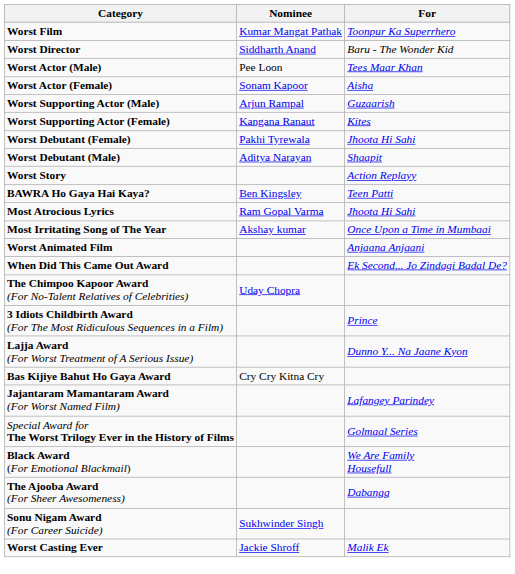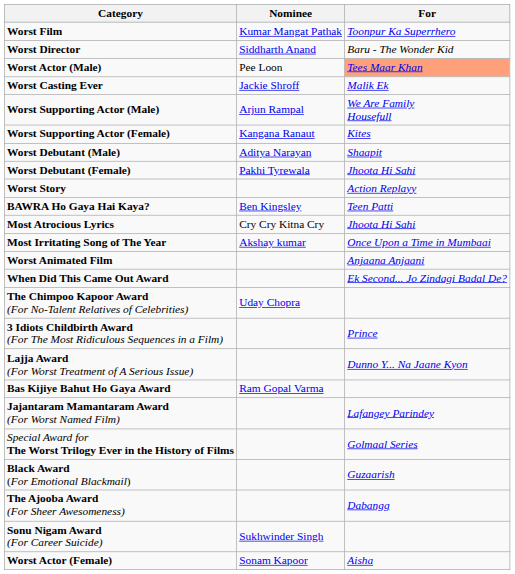(385, 67) no background -> (385, 67) lightsalmon background
rows swapped: (60, 85) <-> (55, 548)
(371, 103) Guzaarish -> (381, 109) We Are Family Housefull
rows swapped: (63, 157) <-> (69, 139)
(281, 211) Ram Gopal Varma -> (282, 224) Cry Cry Kitna Cry
(282, 376) Cry Cry Kitna Cry -> (281, 388) Ram Gopal Varma
(381, 462) We Are Family Housefull -> (371, 474) Guzaarish
